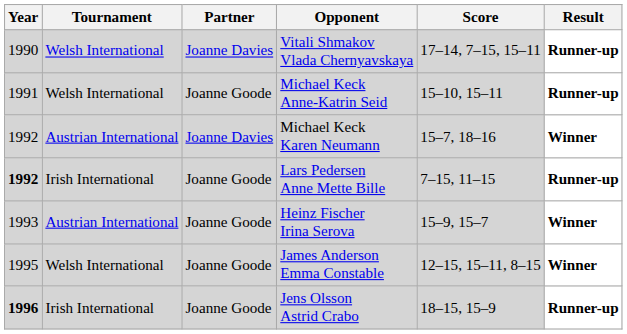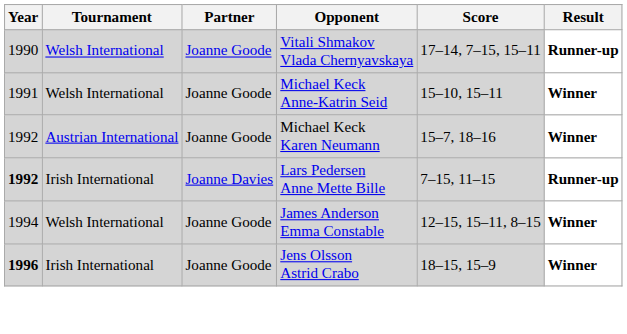(229, 51) Joanne Davies -> (229, 51) Joanne Goode
(583, 94) Runner-up -> (572, 94) Winner
(229, 136) Joanne Davies -> (229, 136) Joanne Goode
(229, 179) Joanne Goode -> (229, 179) Joanne Davies
- row: (322, 222)
(23, 265) 1995 -> (23, 222) 1994
(583, 307) Runner-up -> (572, 265) Winner
